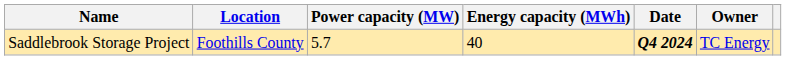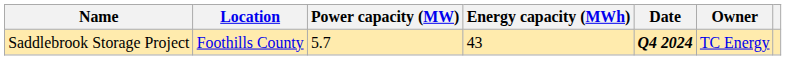(475, 42) 40 -> (475, 42) 43
